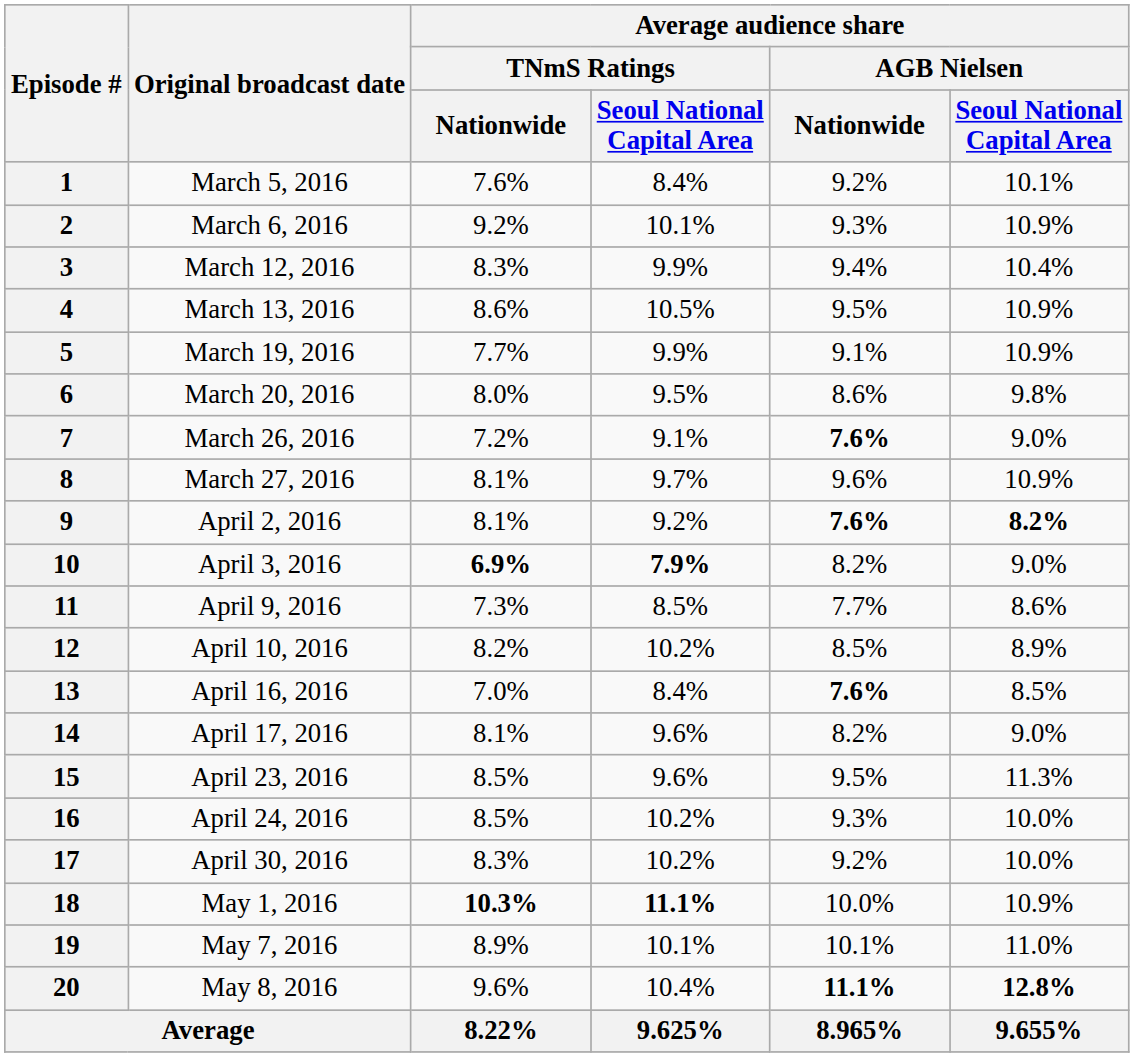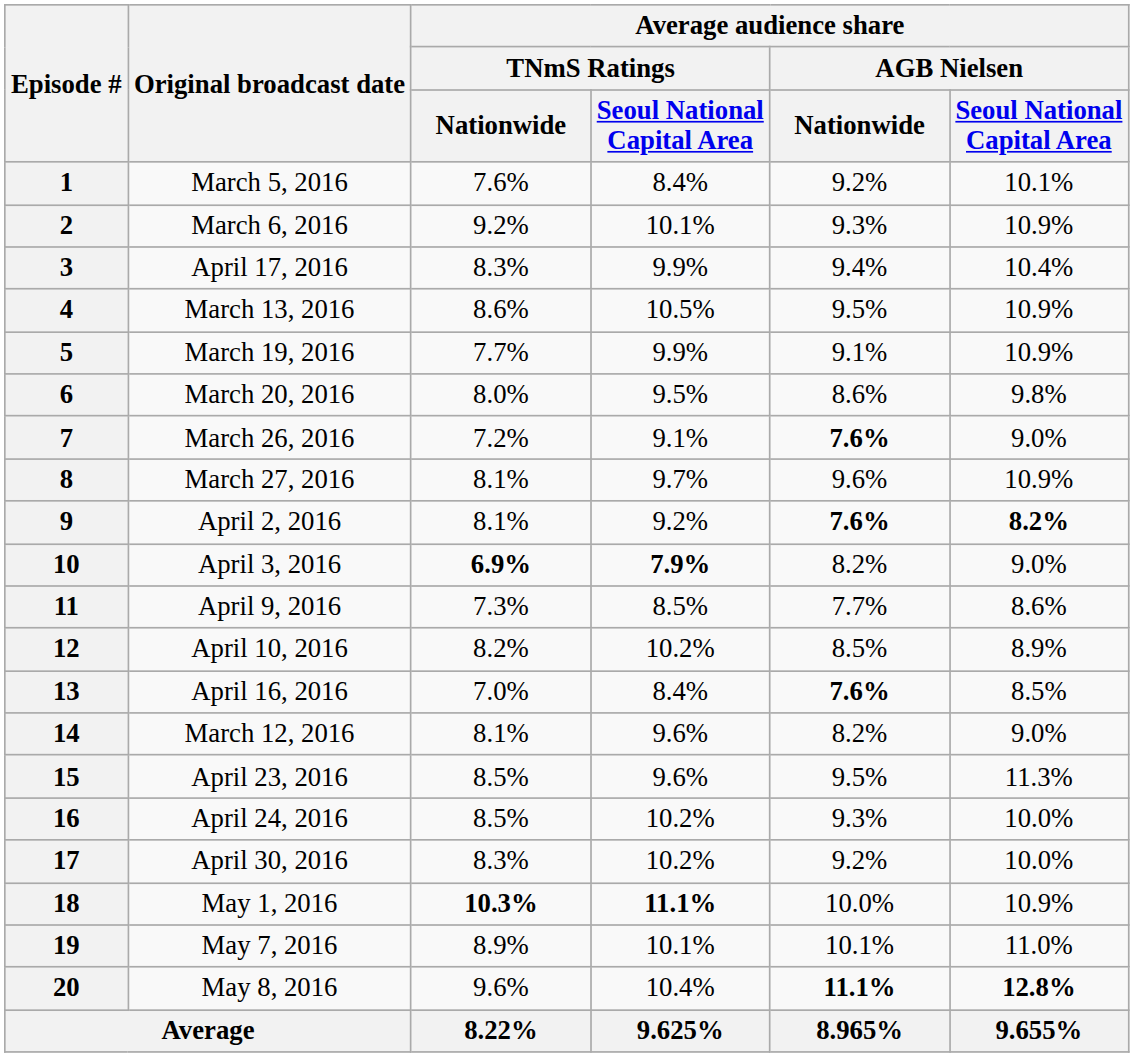(270, 267) March 12, 2016 -> (270, 267) April 17, 2016
(270, 733) April 17, 2016 -> (270, 733) March 12, 2016
